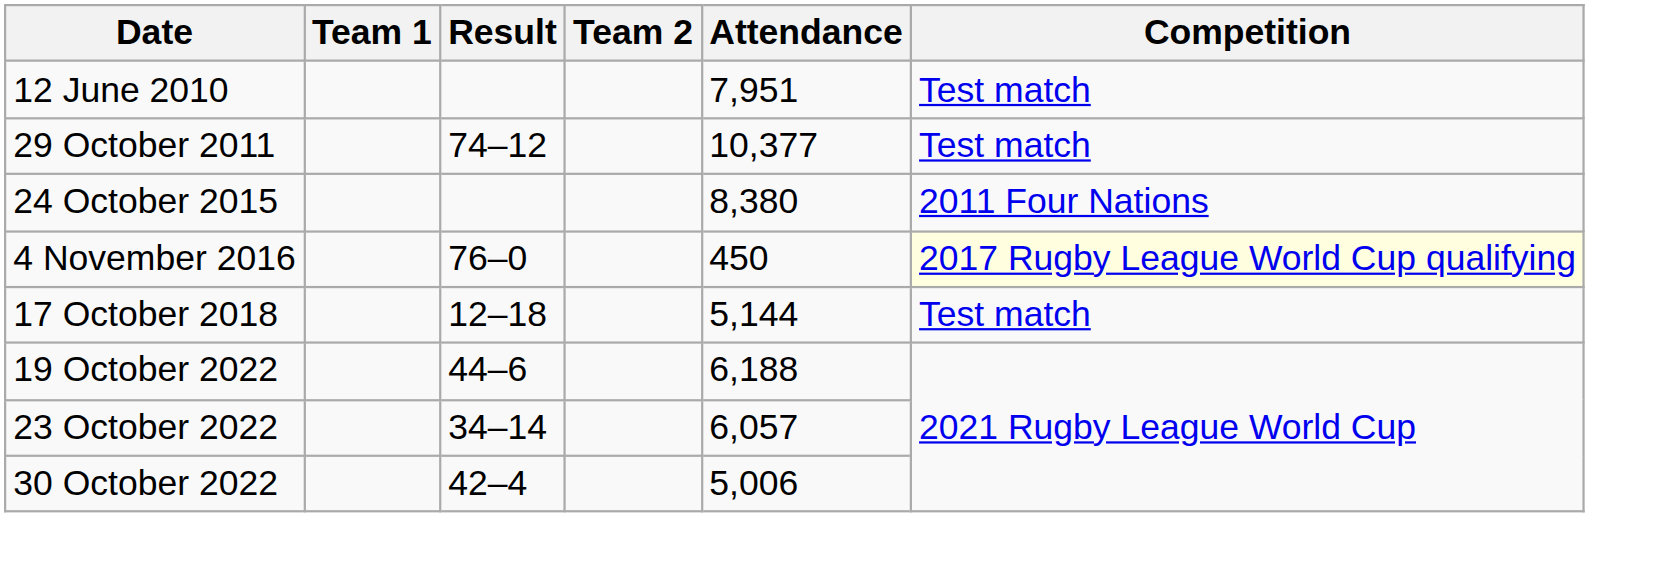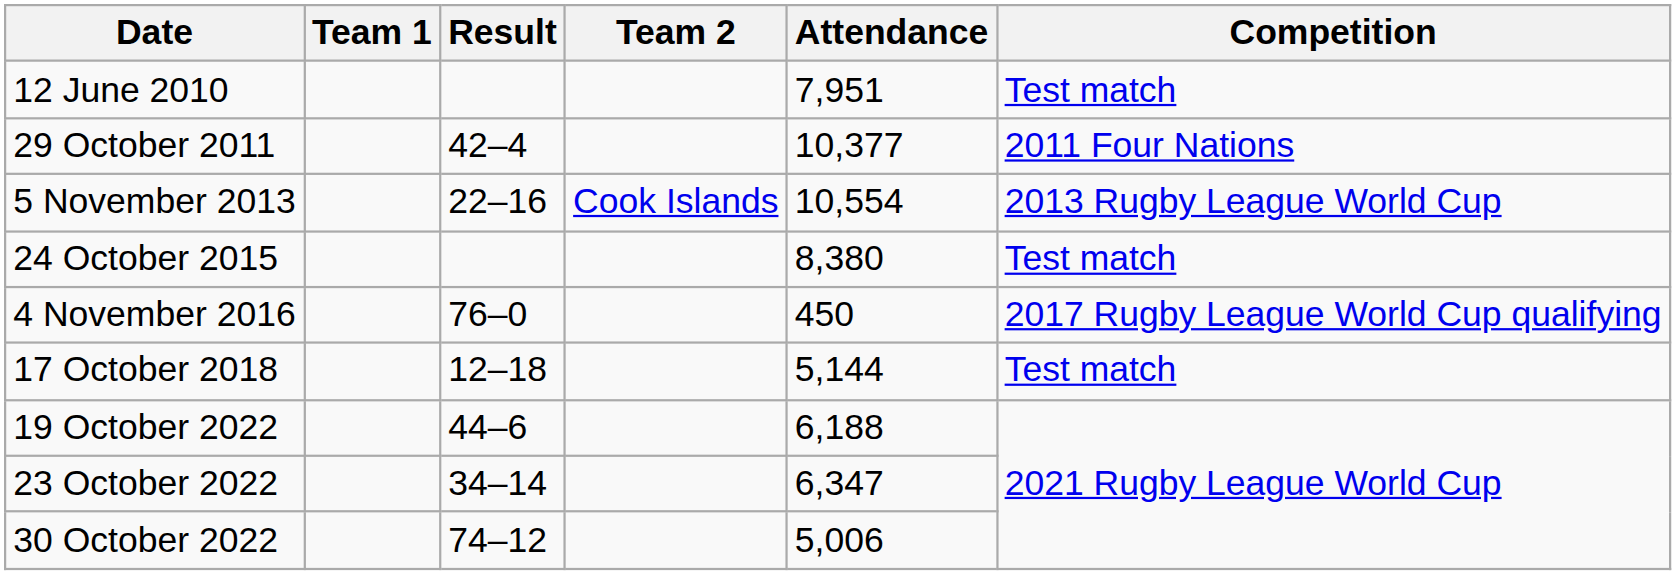(498, 145) 74–12 -> (488, 145) 42–4
(1005, 145) Test match -> (1149, 145) 2011 Four Nations
+ row: (154, 201)
(1064, 201) 2011 Four Nations -> (1090, 257) Test match
(1248, 257) lightyellow background -> (1333, 314) no background
(754, 426) 6,057 -> (839, 483) 6,347
(488, 483) 42–4 -> (498, 539) 74–12
